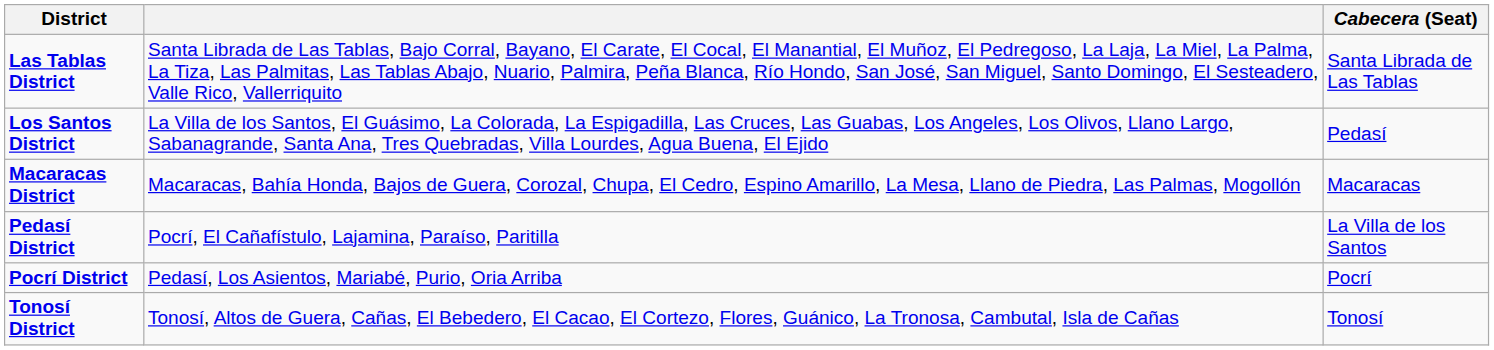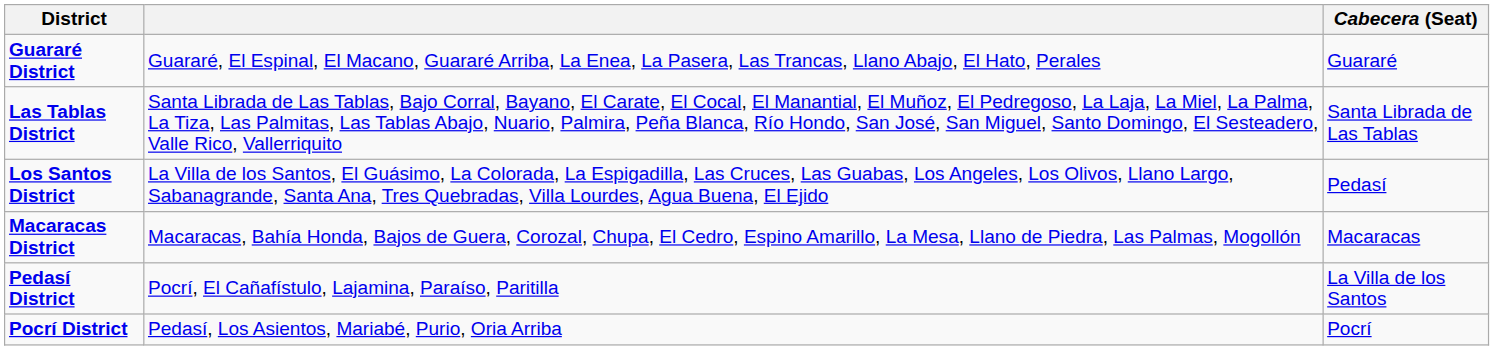+ row: (46, 60)
- row: (42, 318)
